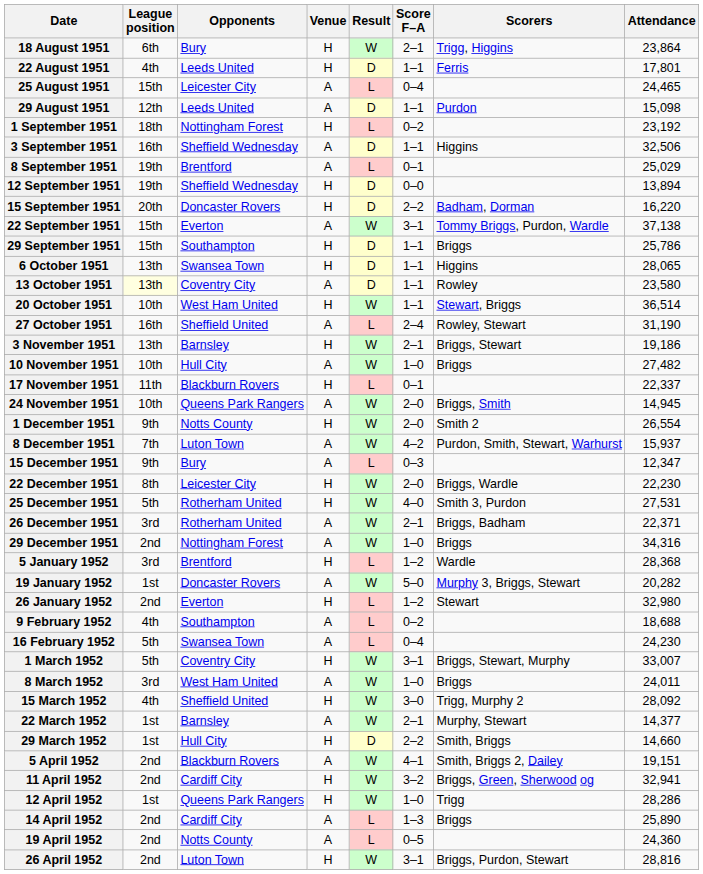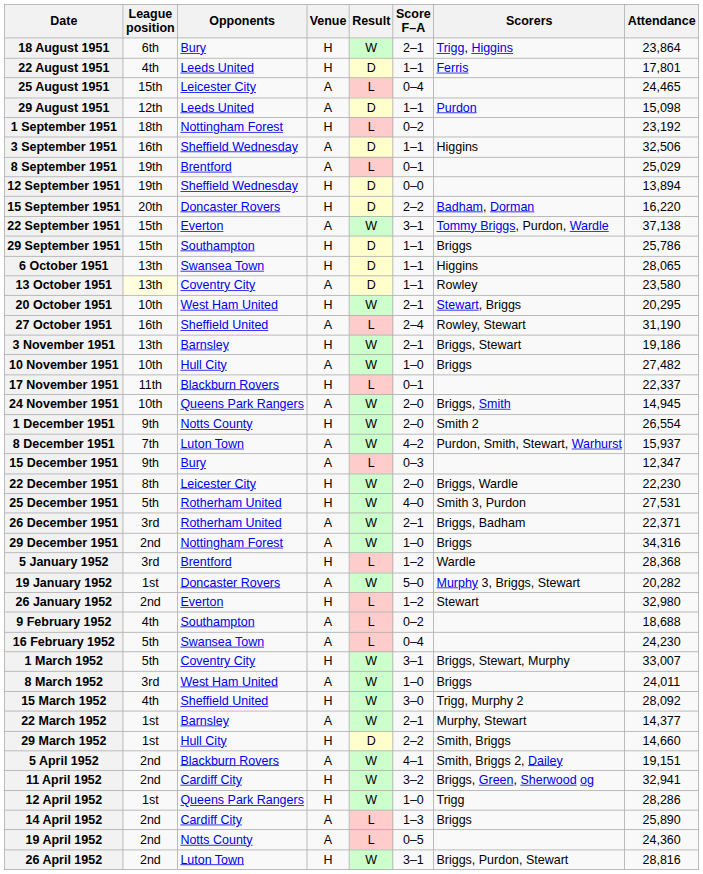(413, 305) 1–1 -> (413, 305) 2–1
(662, 305) 36,514 -> (662, 305) 20,295
